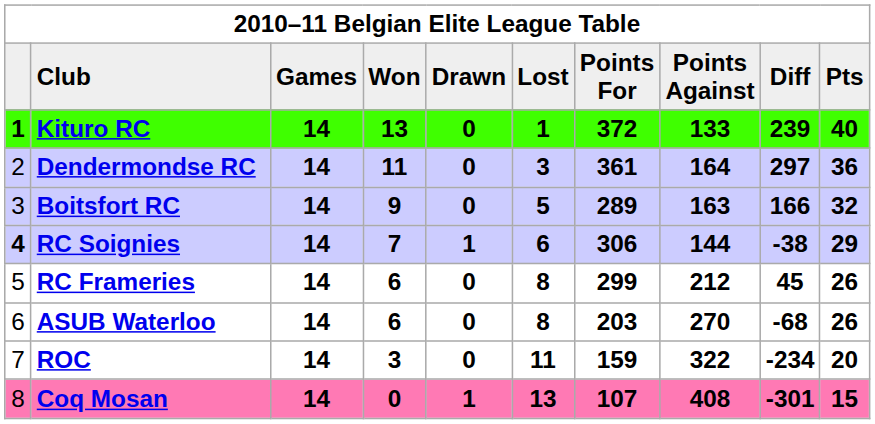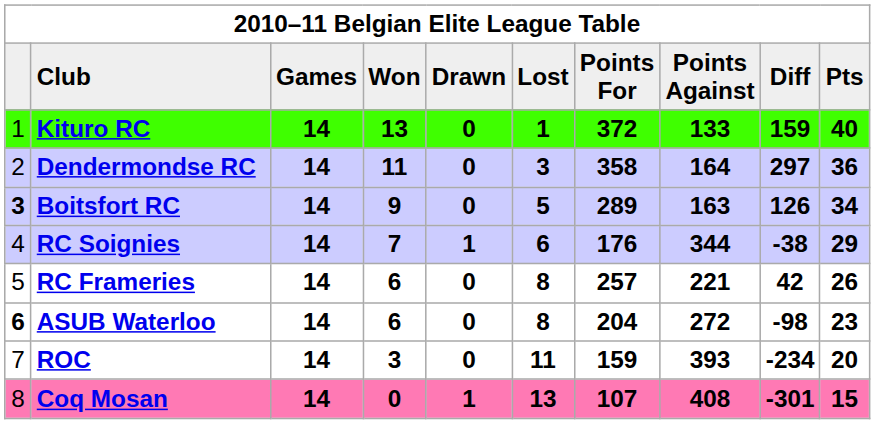(18, 128) bold -> (18, 128) normal
(790, 128) 239 -> (790, 128) 159
(617, 167) 361 -> (617, 167) 358
(18, 205) normal -> (18, 205) bold
(790, 205) 166 -> (790, 205) 126
(845, 205) 32 -> (845, 205) 34
(18, 244) bold -> (18, 244) normal
(617, 244) 306 -> (617, 244) 176
(710, 244) 144 -> (710, 244) 344
(617, 282) 299 -> (617, 282) 257
(710, 282) 212 -> (710, 282) 221
(790, 282) 45 -> (790, 282) 42
(18, 321) normal -> (18, 321) bold
(617, 321) 203 -> (617, 321) 204
(710, 321) 270 -> (710, 321) 272
(790, 321) -68 -> (790, 321) -98
(845, 321) 26 -> (845, 321) 23
(710, 360) 322 -> (710, 360) 393
